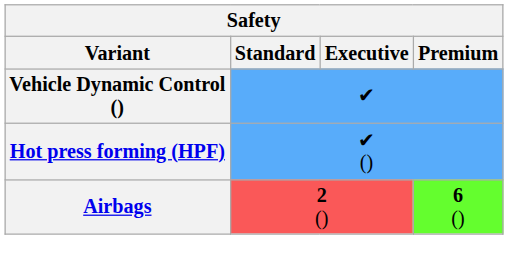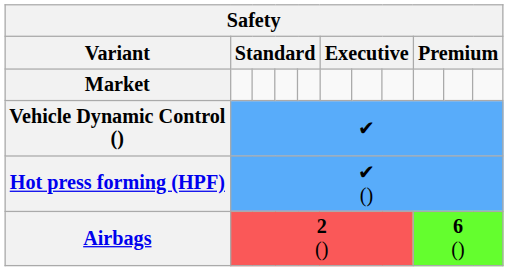+ row: (117, 84)
